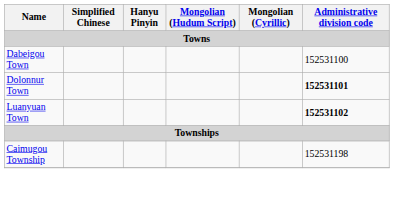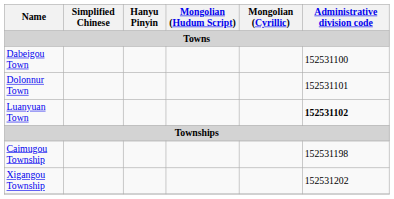(326, 86) bold -> (326, 86) normal
+ row: (26, 180)
